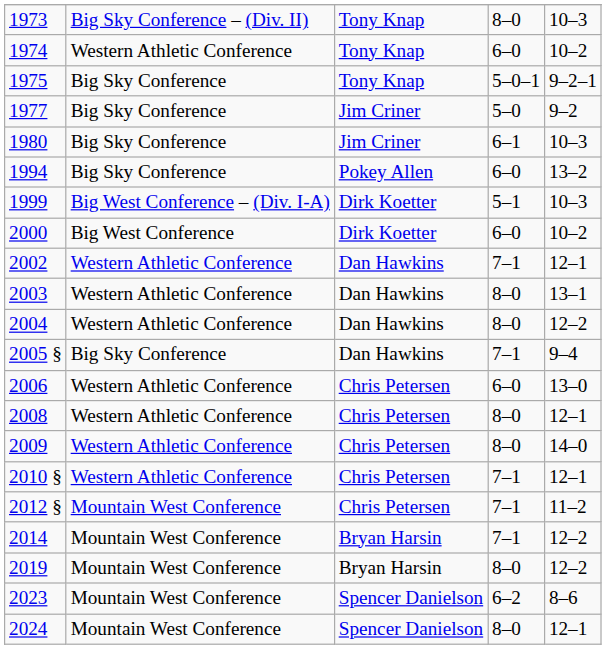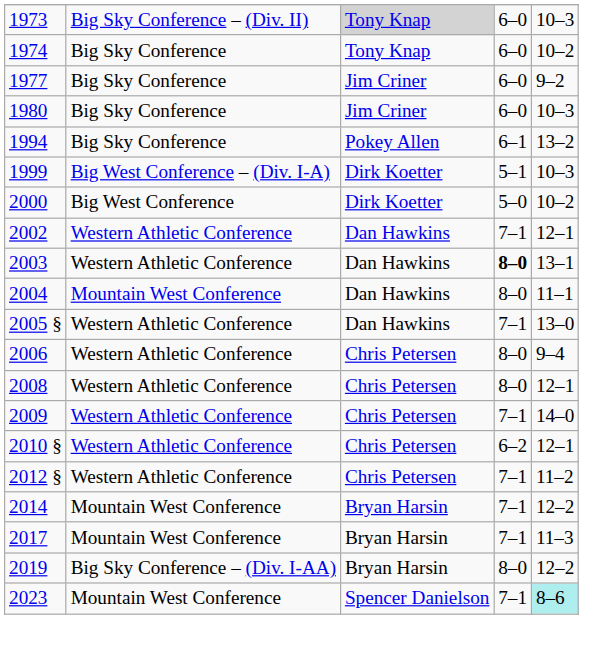(381, 19) no background -> (388, 19) lightgrey background
(506, 19) 8–0 -> (513, 19) 6–0
(181, 50) Western Athletic Conference -> (149, 50) Big Sky Conference
- row: (28, 80)
(506, 111) 5–0 -> (513, 80) 6–0
(506, 141) 6–1 -> (513, 111) 6–0
(506, 171) 6–0 -> (513, 141) 6–1
(506, 232) 6–0 -> (513, 202) 5–0
(506, 293) normal -> (513, 263) bold
(181, 324) Western Athletic Conference -> (176, 293) Mountain West Conference
(568, 324) 12–2 -> (555, 293) 11–1
(149, 354) Big Sky Conference -> (181, 324) Western Athletic Conference
(563, 354) 9–4 -> (555, 324) 13–0
(506, 385) 6–0 -> (513, 354) 8–0
(568, 385) 13–0 -> (550, 354) 9–4
(506, 446) 8–0 -> (513, 415) 7–1
(506, 476) 7–1 -> (513, 446) 6–2
(176, 506) Mountain West Conference -> (181, 476) Western Athletic Conference
+ row: (28, 537)
(176, 567) Mountain West Conference -> (203, 567) Big Sky Conference – (Div. I-AA)
(506, 598) 6–2 -> (513, 598) 7–1
(563, 598) no background -> (550, 598) paleturquoise background
- row: (28, 628)
